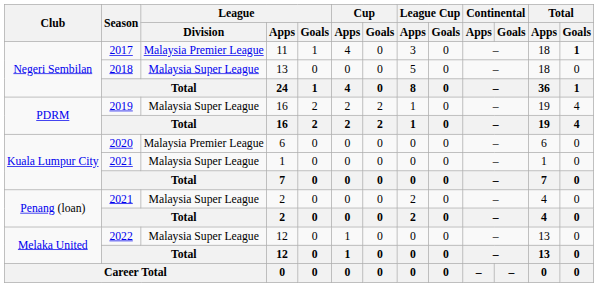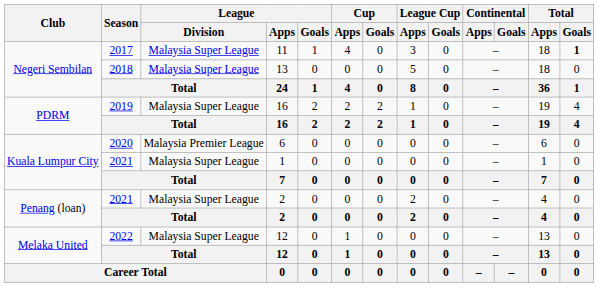(204, 50) Malaysia Premier League -> (204, 50) Malaysia Super League
